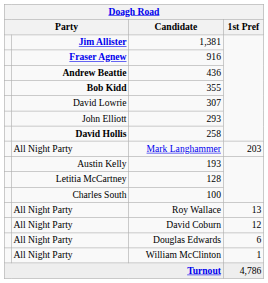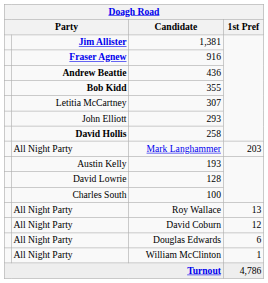(100, 103) David Lowrie -> (91, 103) Letitia McCartney
(91, 179) Letitia McCartney -> (100, 179) David Lowrie
